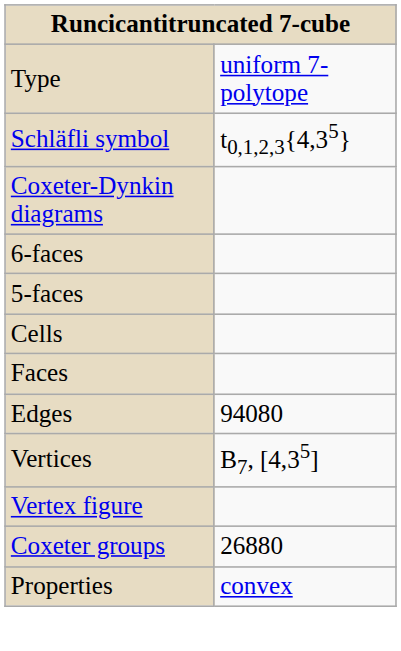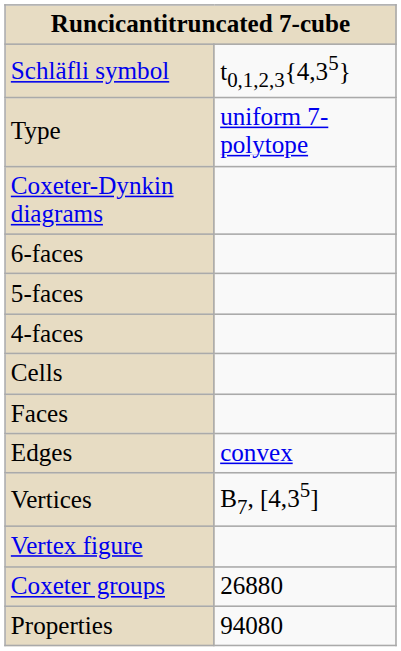rows swapped: (36, 78) <-> (90, 139)
+ row: (47, 333)
(252, 413) 94080 -> (256, 452) convex
(256, 585) convex -> (252, 625) 94080
